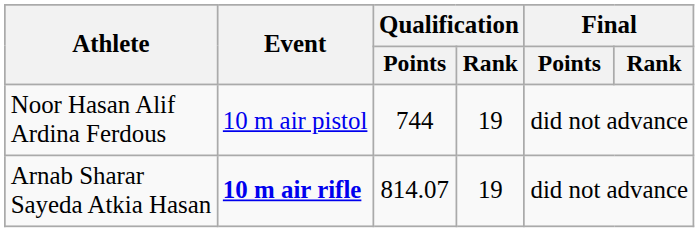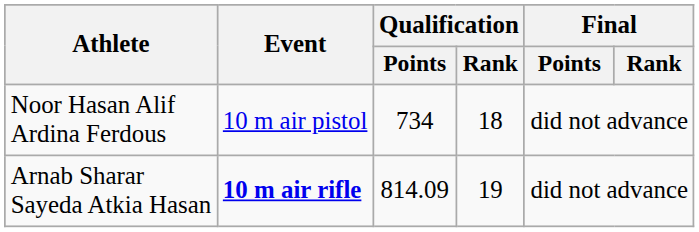(415, 120) 744 -> (415, 120) 734
(490, 120) 19 -> (490, 120) 18
(415, 190) 814.07 -> (415, 190) 814.09
